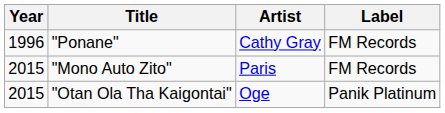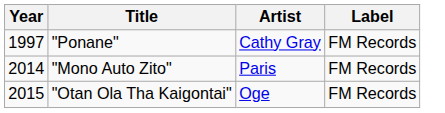(26, 42) 1996 -> (26, 42) 1997
(26, 68) 2015 -> (26, 68) 2014
(382, 94) Panik Platinum -> (372, 94) FM Records
